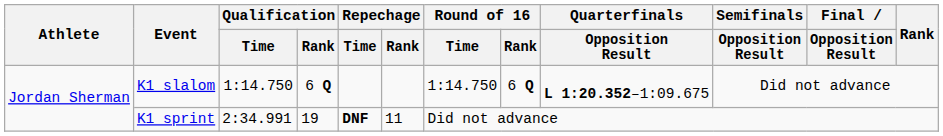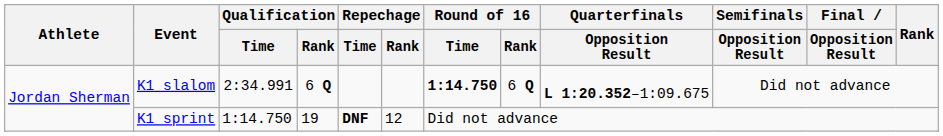(258, 86) 1:14.750 -> (258, 86) 2:34.991
(462, 86) normal -> (462, 86) bold
(257, 119) 2:34.991 -> (257, 119) 1:14.750
(394, 119) 11 -> (394, 119) 12
